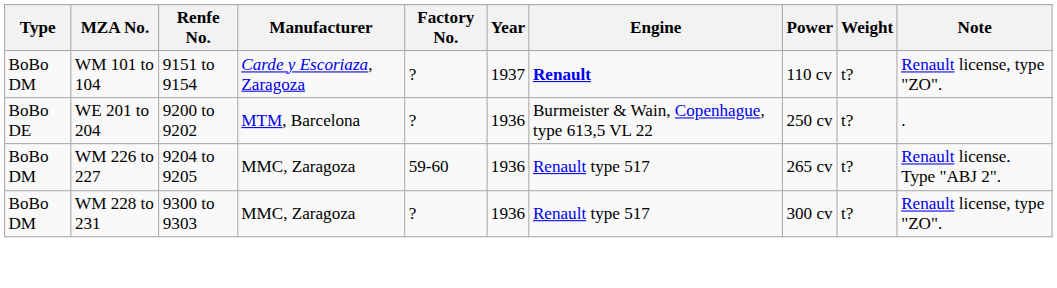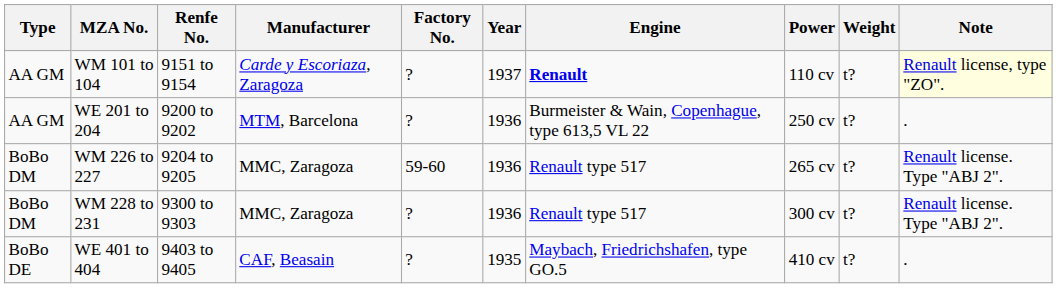(28, 74) BoBo DM -> (36, 74) AA GM
(973, 74) no background -> (975, 74) lightyellow background
(28, 120) BoBo DE -> (36, 120) AA GM
(973, 213) Renault license, type "ZO". -> (958, 213) Renault license. Type "ABJ 2".
+ row: (112, 259)
